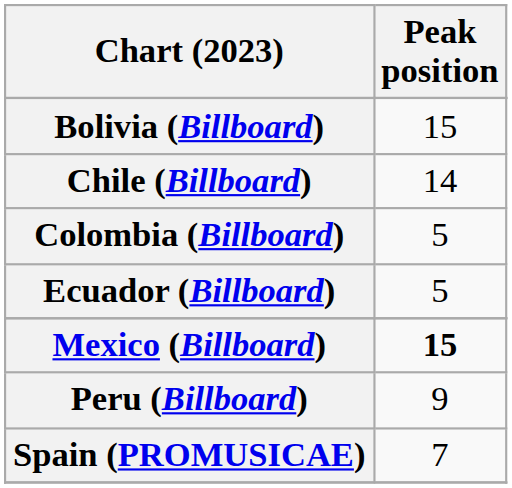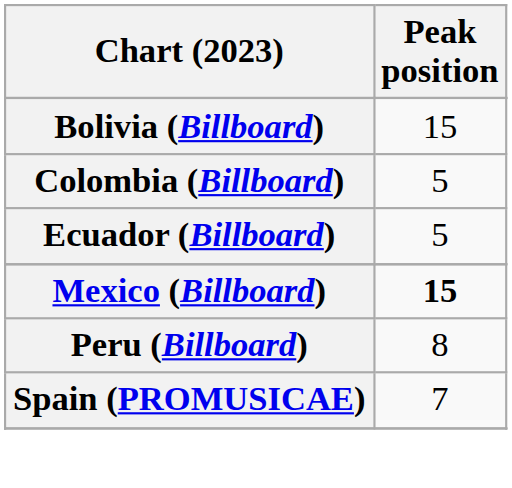- row: (189, 180)
(440, 399) 9 -> (440, 344) 8
